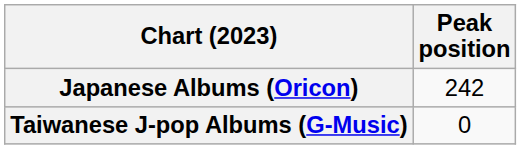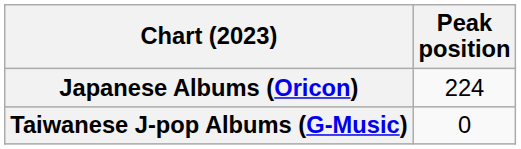(464, 87) 242 -> (464, 87) 224
